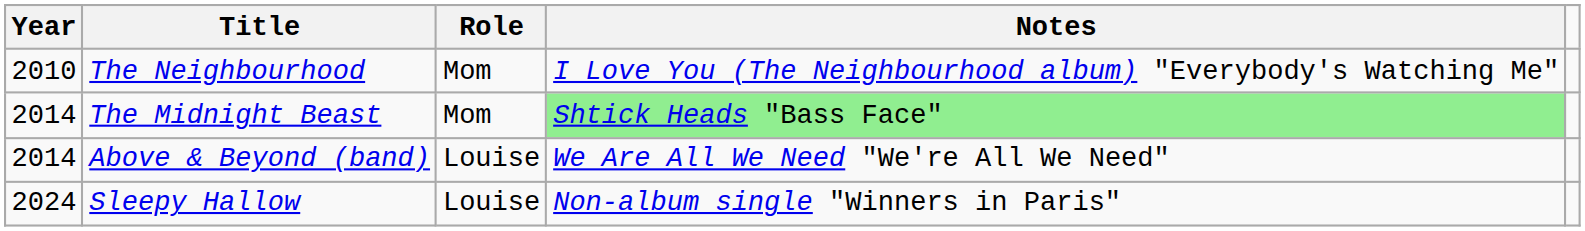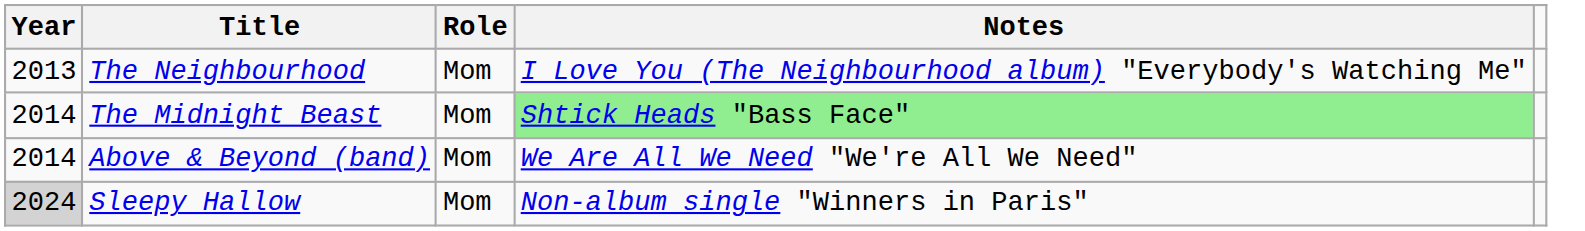(44, 71) 2010 -> (44, 71) 2013
(492, 159) Louise -> (467, 159) Mom
(44, 203) no background -> (44, 203) lightgrey background
(492, 203) Louise -> (467, 203) Mom
